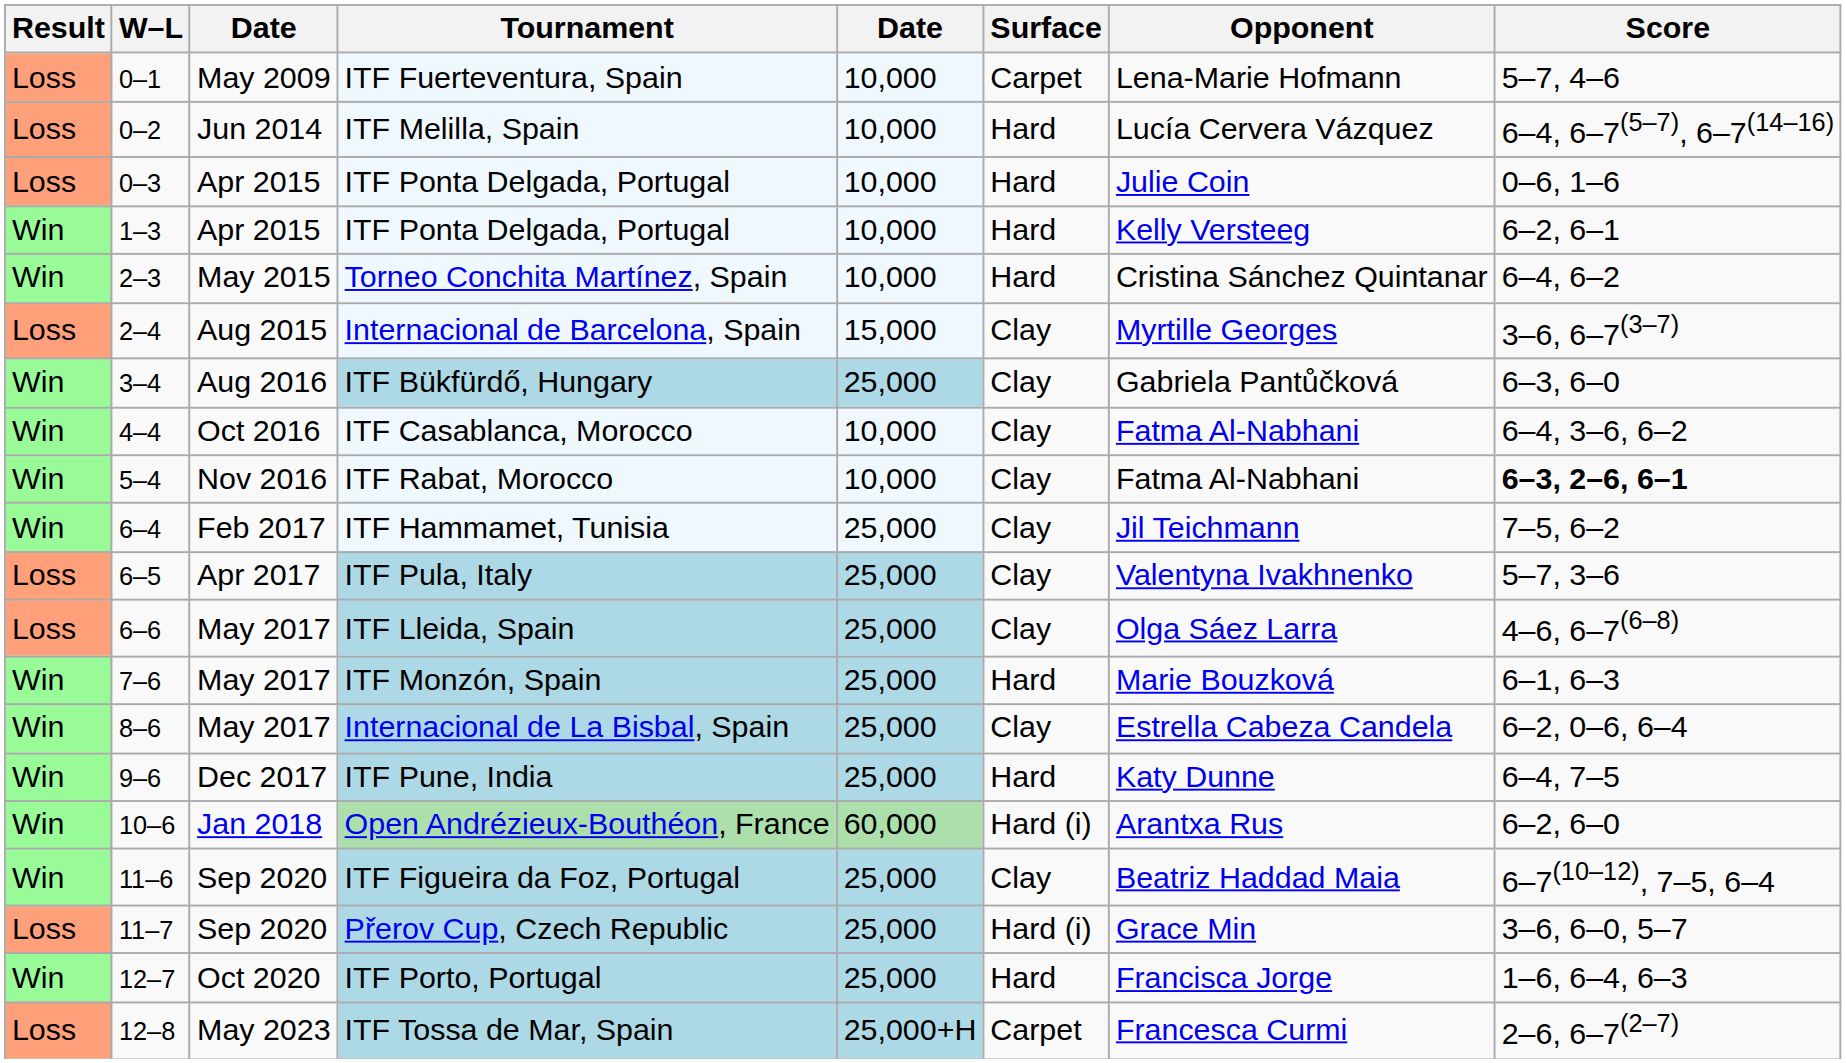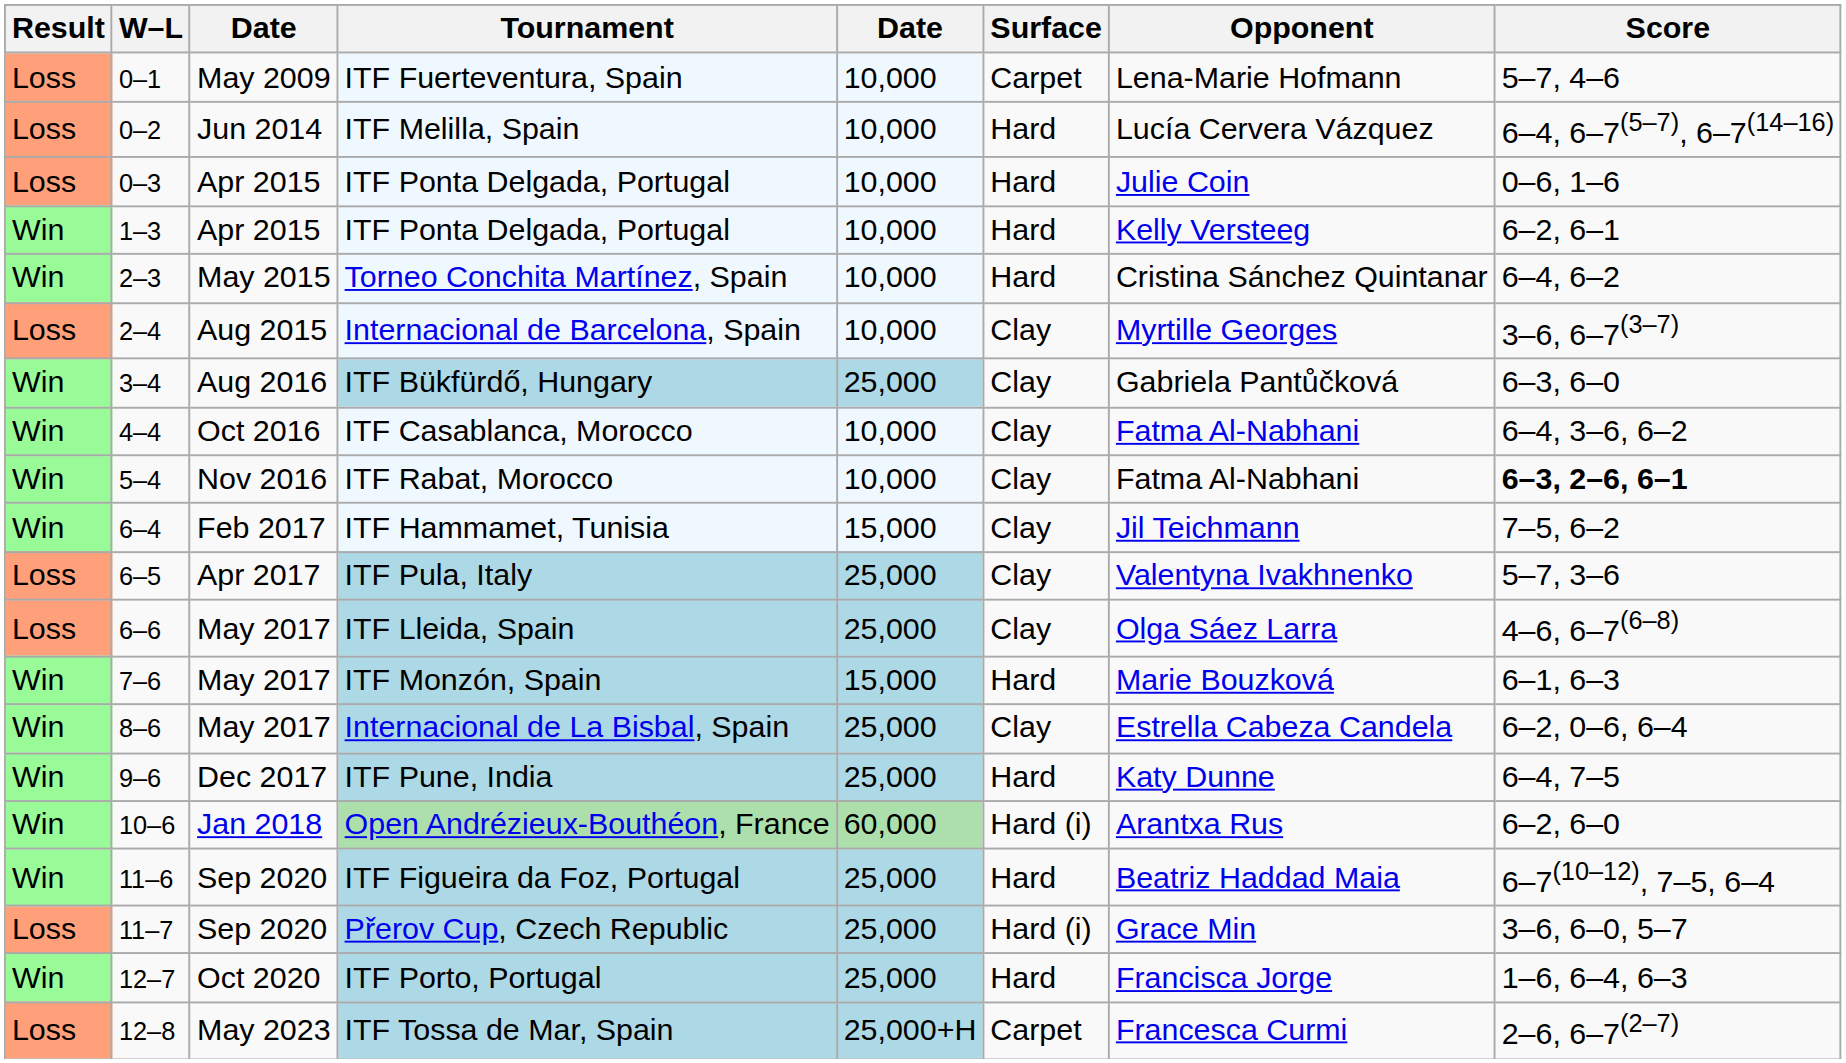(890, 330) 15,000 -> (890, 330) 10,000
(890, 527) 25,000 -> (890, 527) 15,000
(890, 680) 25,000 -> (890, 680) 15,000
(1021, 876) Clay -> (1023, 876) Hard
